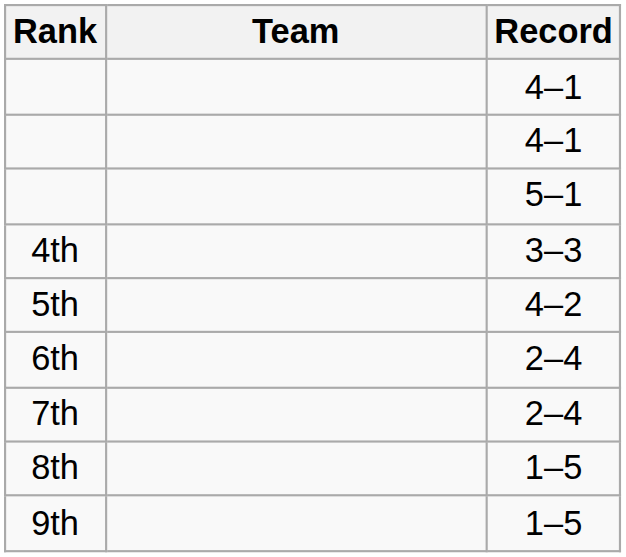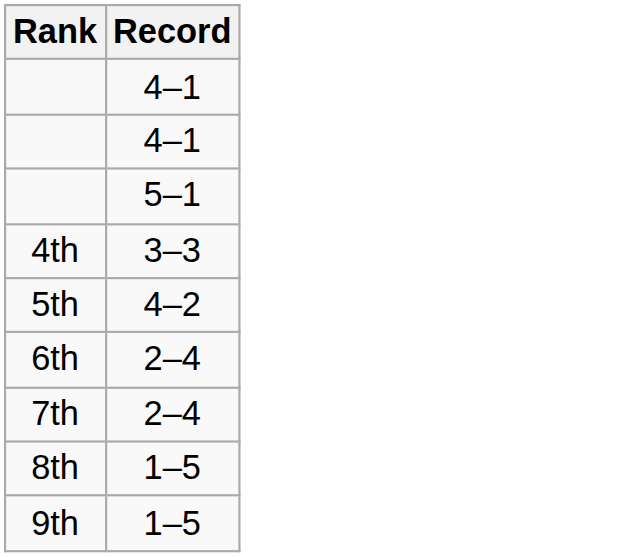- column: (296, 31)
